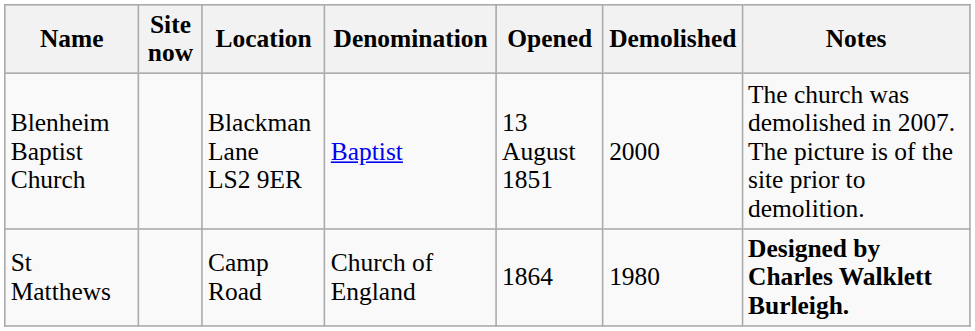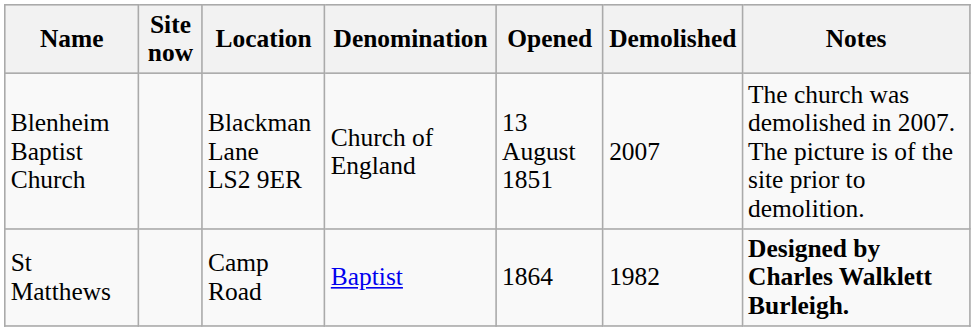(367, 150) Baptist -> (382, 150) Church of England
(635, 150) 2000 -> (635, 150) 2007
(382, 277) Church of England -> (367, 277) Baptist
(635, 277) 1980 -> (635, 277) 1982
